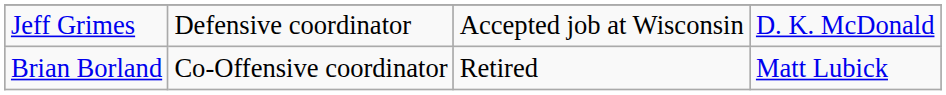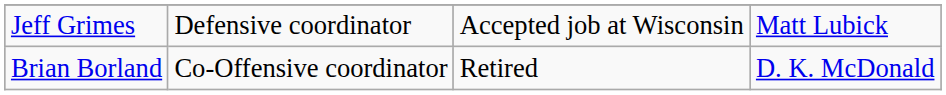(845, 25) D. K. McDonald -> (822, 25) Matt Lubick
(822, 67) Matt Lubick -> (845, 67) D. K. McDonald
